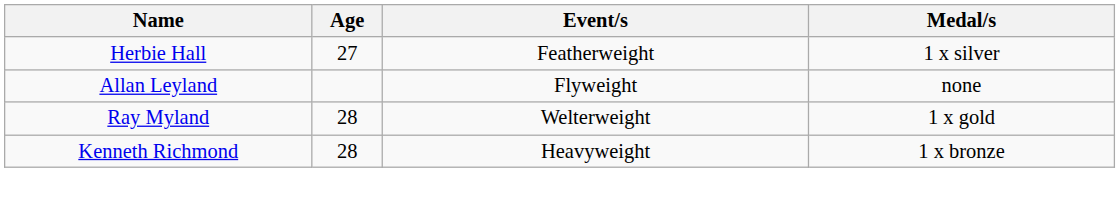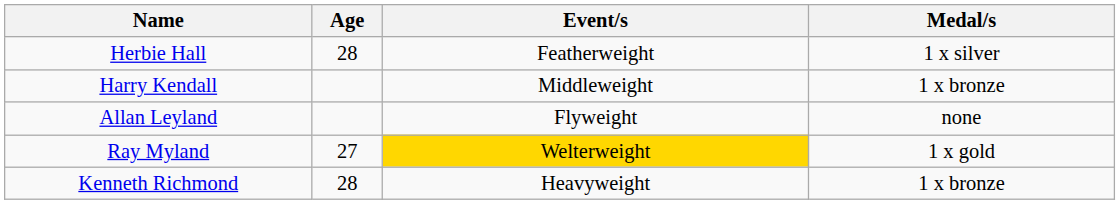(347, 53) 27 -> (347, 53) 28
+ row: (158, 85)
(347, 118) 28 -> (347, 150) 27
(596, 118) no background -> (596, 150) gold background
